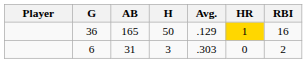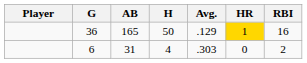(168, 49) 3 -> (168, 49) 4
